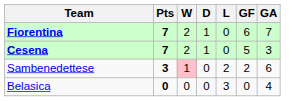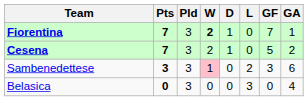+ column: (189, 13)
(187, 31) normal -> (210, 31) bold
(247, 31) 6 -> (270, 31) 7
(269, 31) 7 -> (292, 31) 1
(269, 50) 3 -> (292, 50) 2
(247, 68) 2 -> (270, 68) 3
